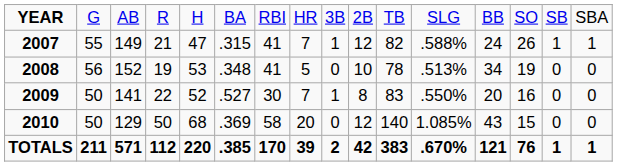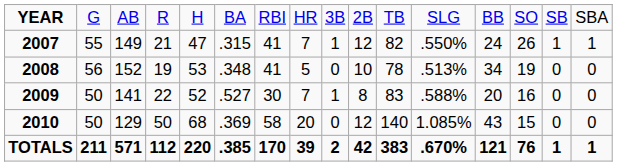(444, 43) .588% -> (444, 43) .550%
(444, 95) .550% -> (444, 95) .588%
